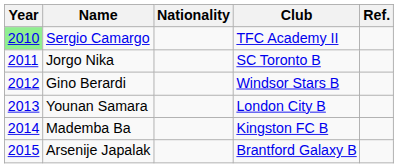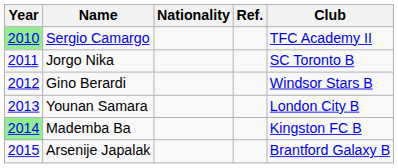columns swapped: (297, 15) <-> (377, 15)
(24, 128) no background -> (24, 128) lightgreen background
